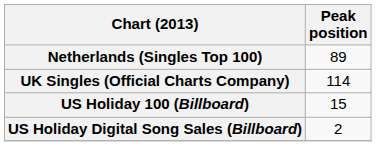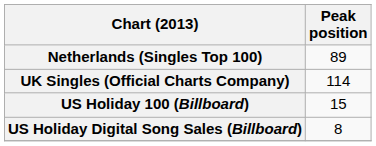(338, 128) 2 -> (338, 128) 8
